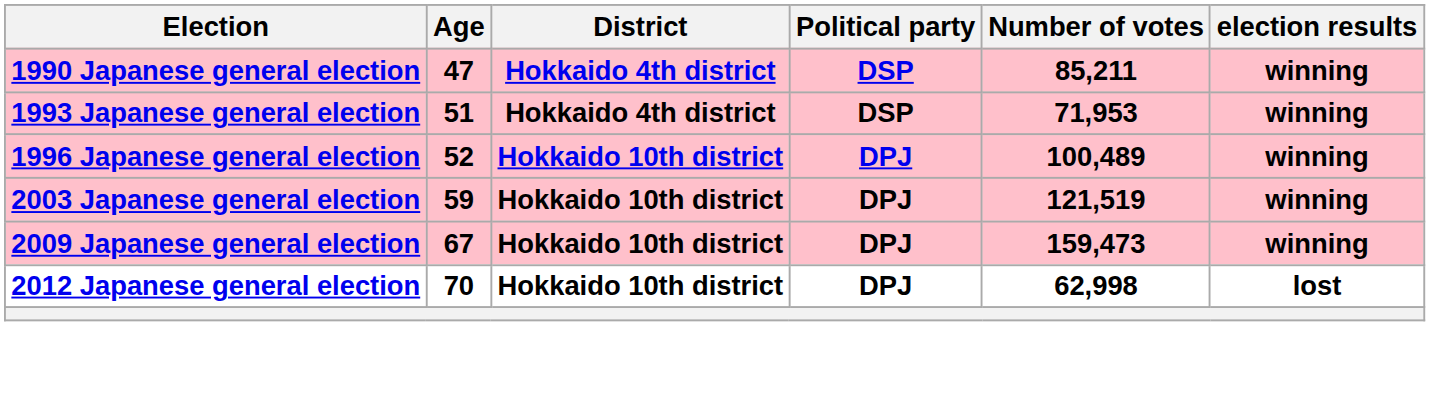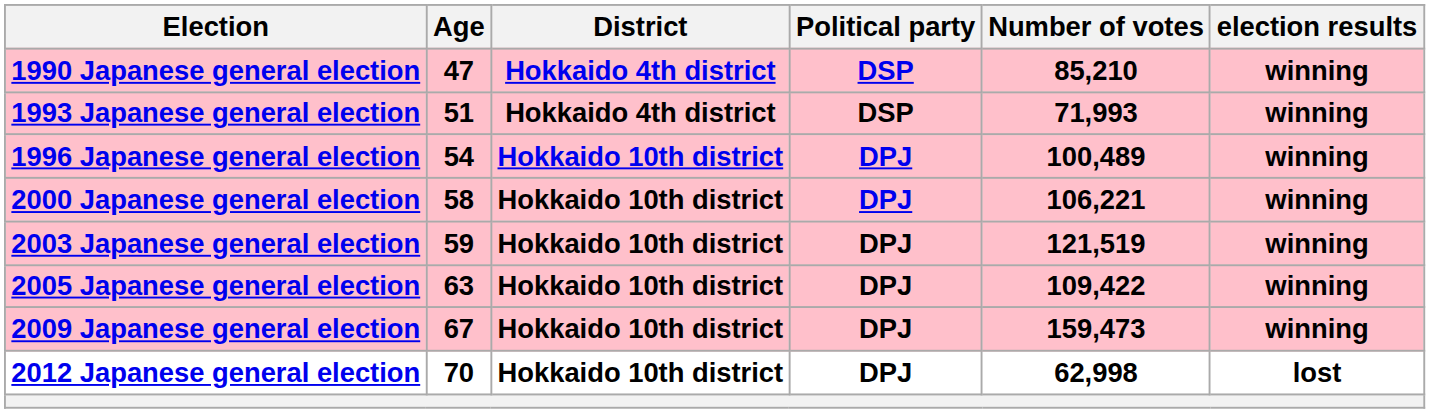(1096, 70) 85,211 -> (1096, 70) 85,210
(1096, 113) 71,953 -> (1096, 113) 71,993
(459, 157) 52 -> (459, 157) 54
+ row: (216, 200)
+ row: (216, 286)
